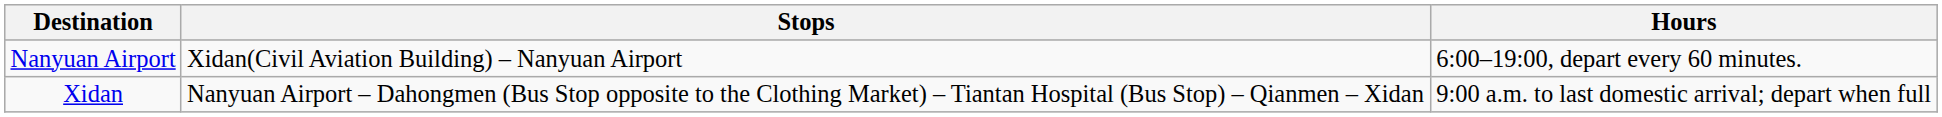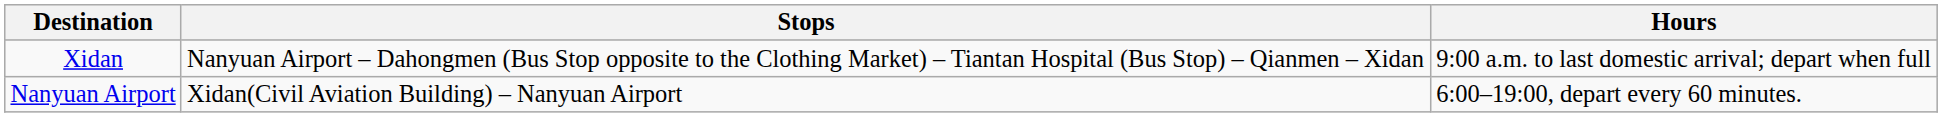rows swapped: (93, 93) <-> (93, 58)
